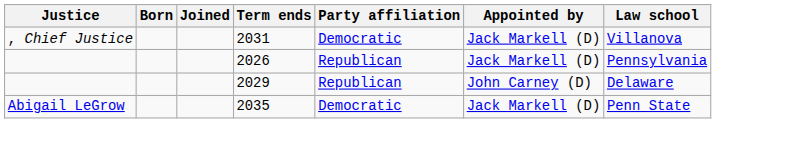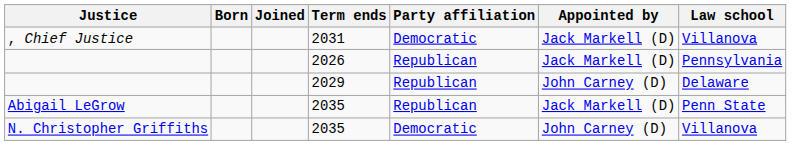(360, 107) Democratic -> (435, 107) Republican
+ row: (108, 129)
